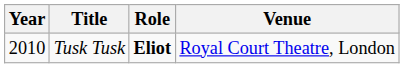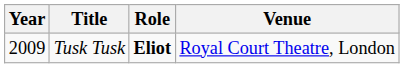(27, 47) 2010 -> (27, 47) 2009
